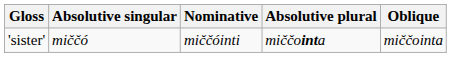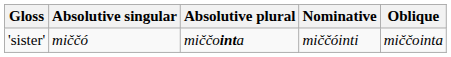columns swapped: (321, 16) <-> (221, 16)
